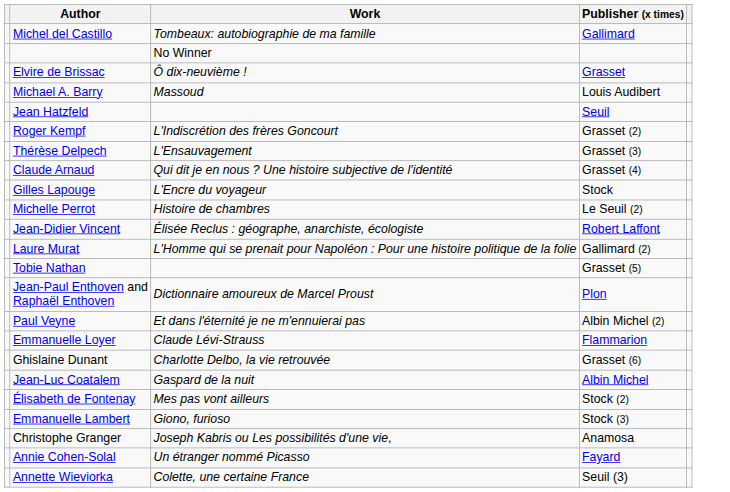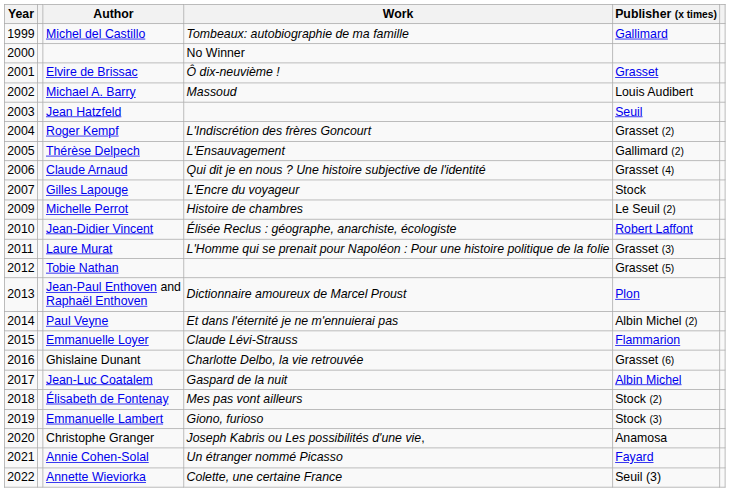+ column: (21, 14)
(612, 151) Grasset (3) -> (649, 151) Gallimard (2)
(616, 248) Gallimard (2) -> (645, 248) Grasset (3)
